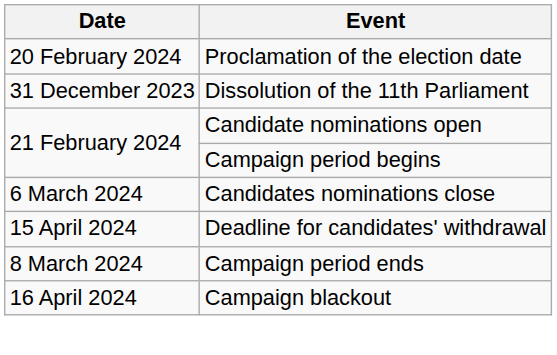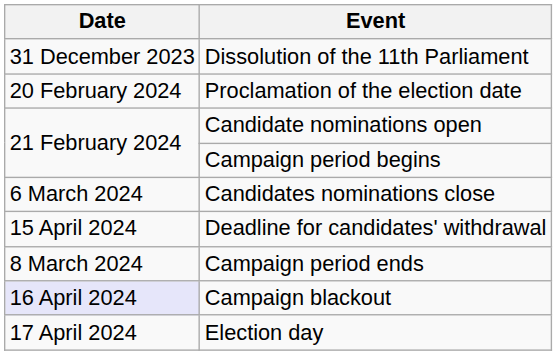rows swapped: (367, 90) <-> (363, 56)
(73, 297) no background -> (73, 297) lavender background
+ row: (264, 332)
